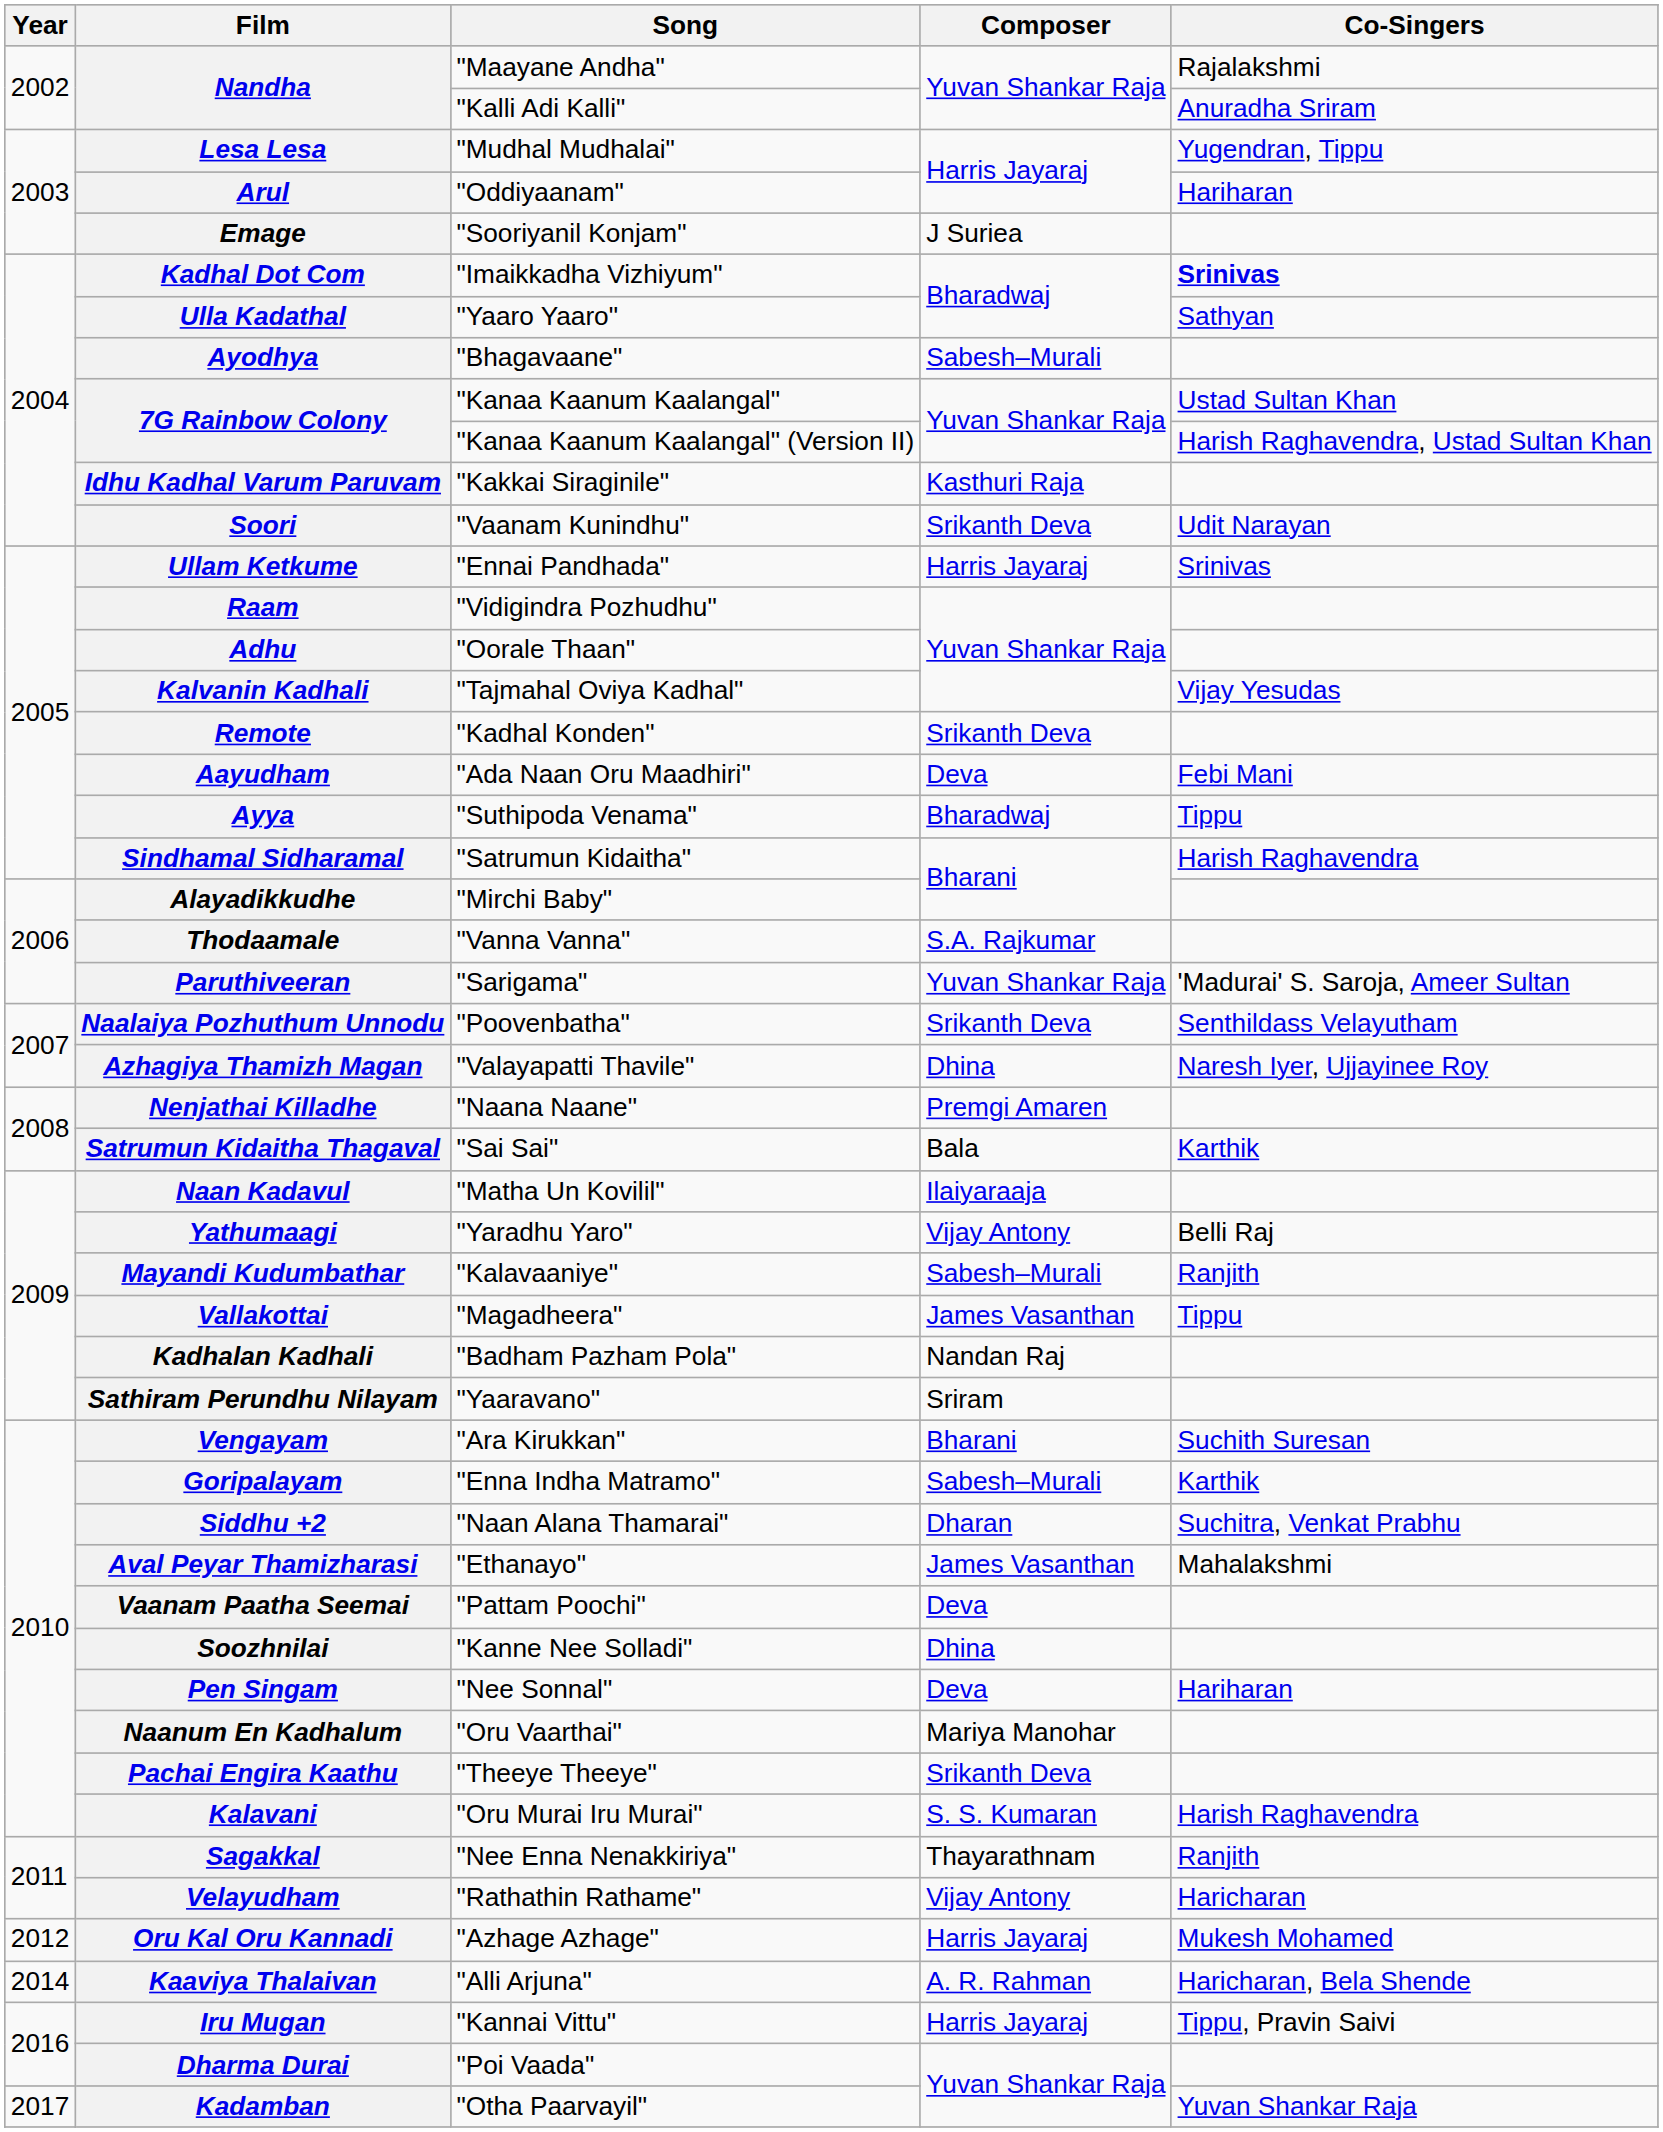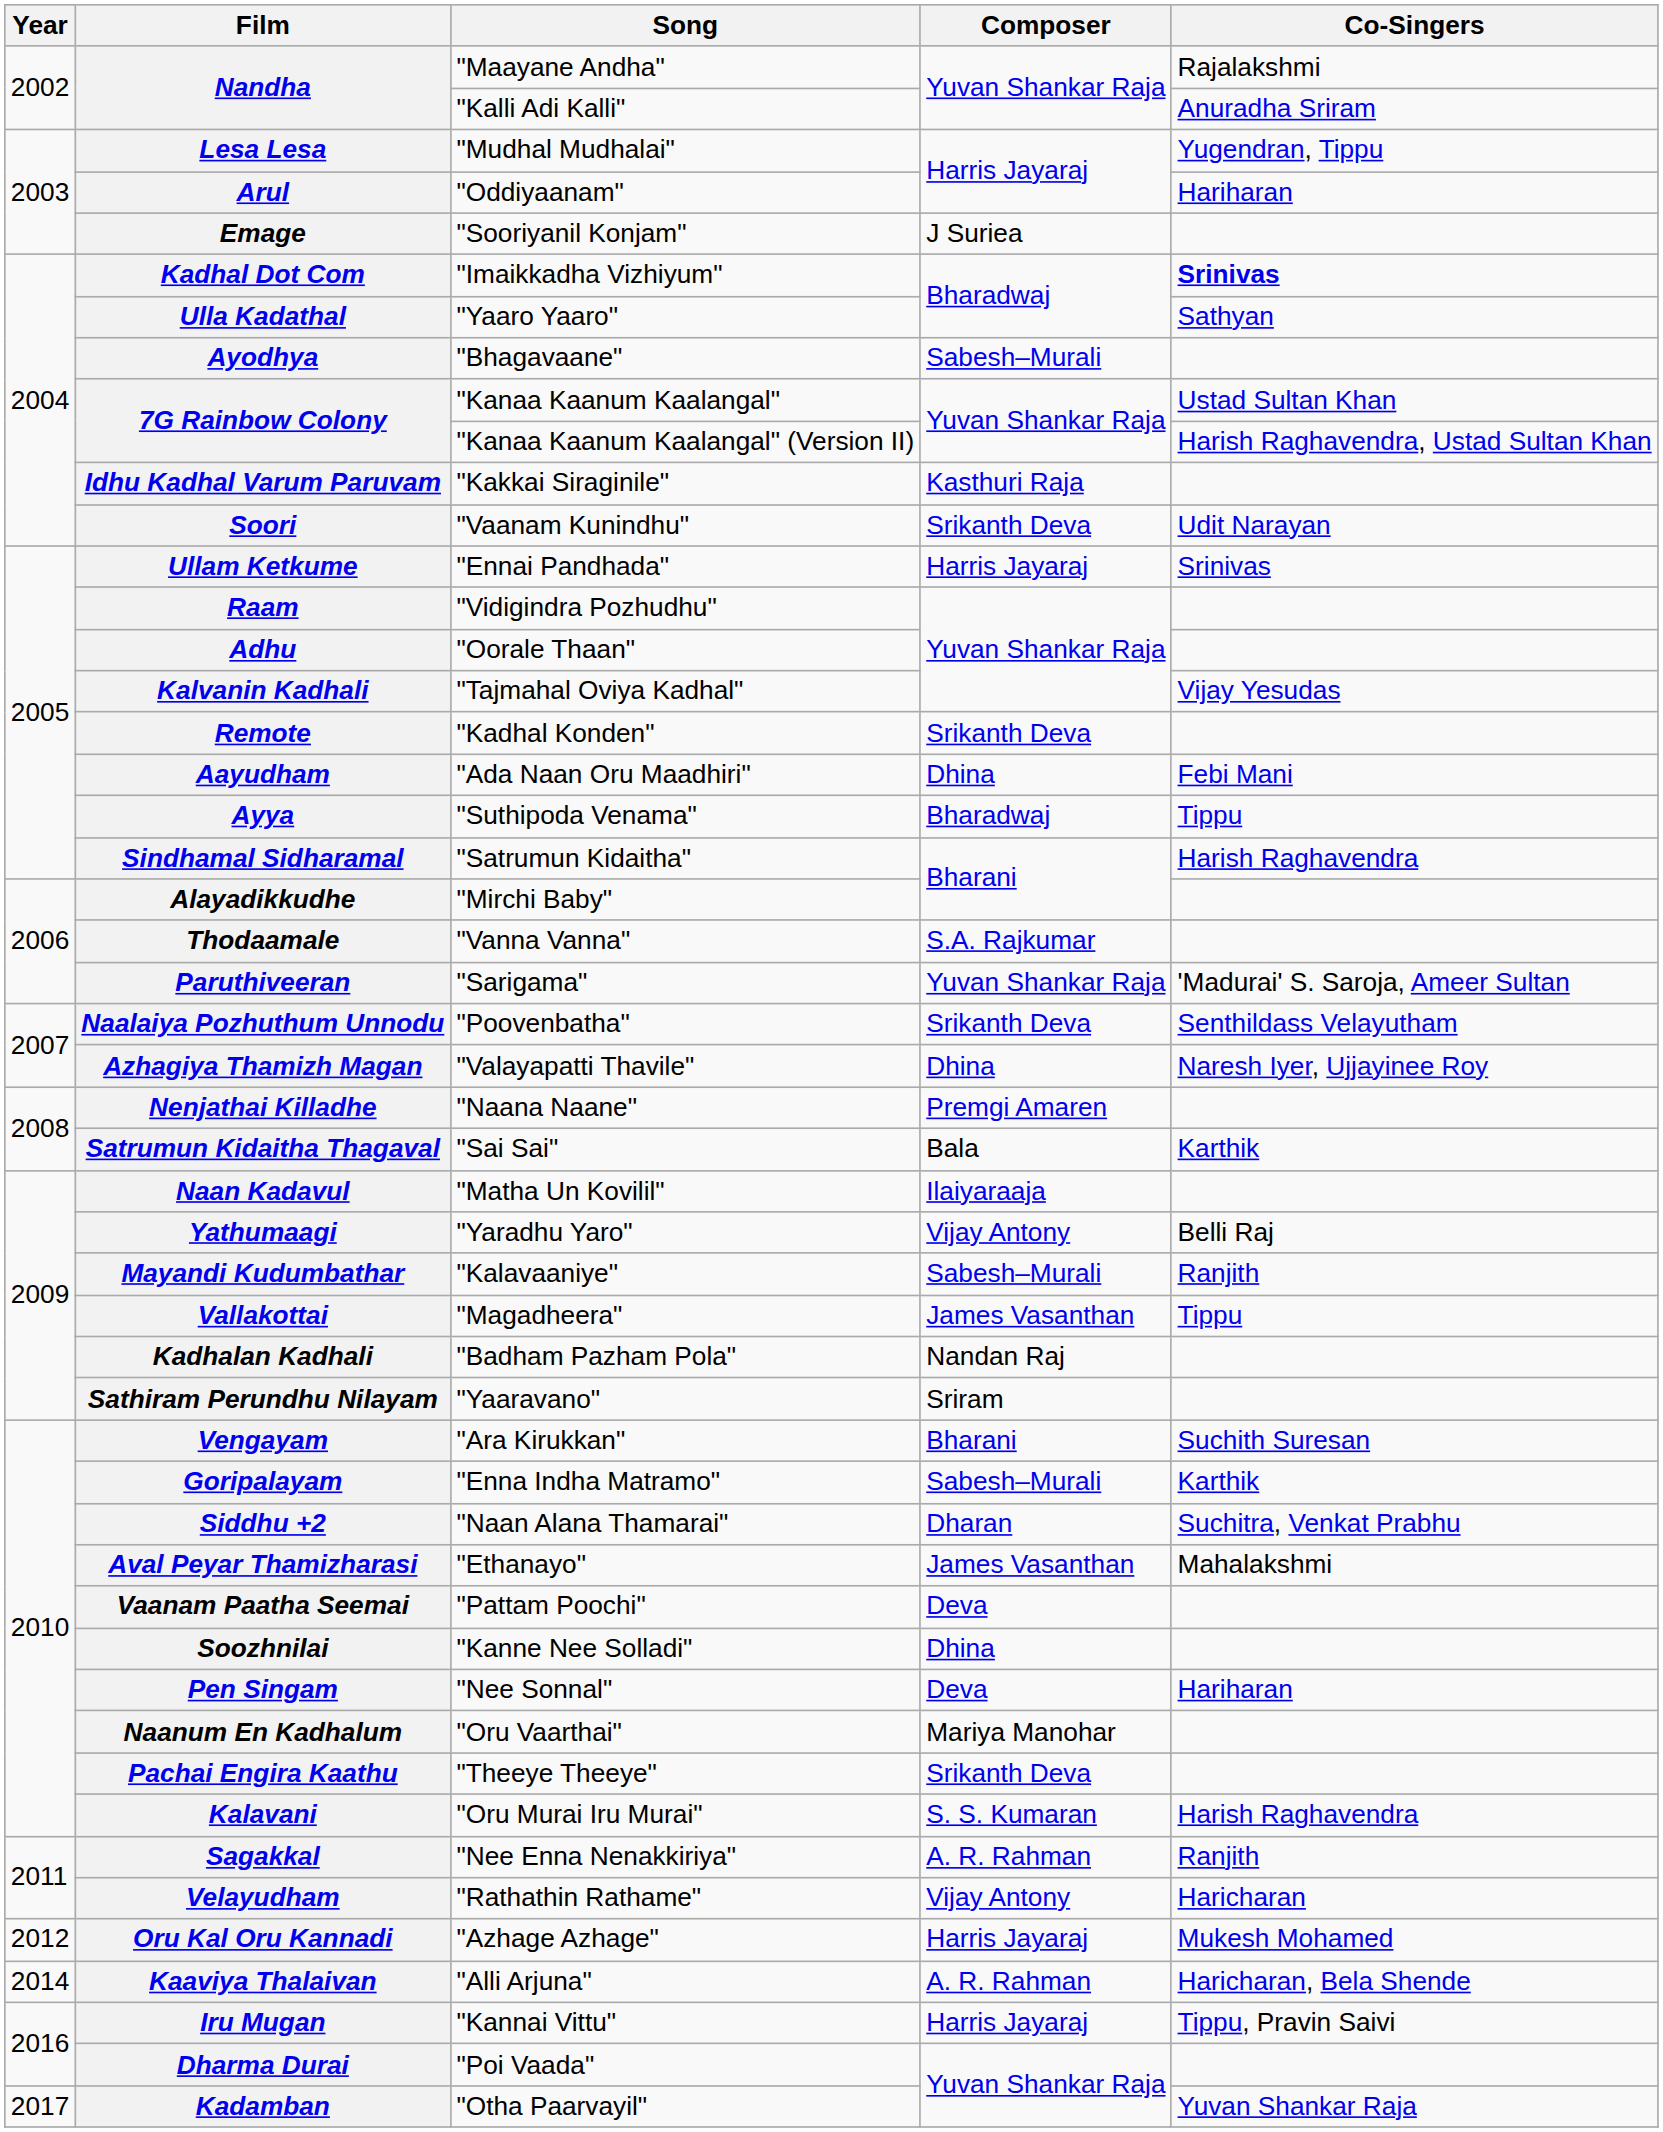(957, 774) Deva -> (961, 774) Dhina
(1011, 1856) Thayarathnam -> (1009, 1856) A. R. Rahman
